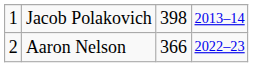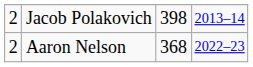(13, 18) 1 -> (13, 18) 2
(174, 47) 366 -> (174, 47) 368
